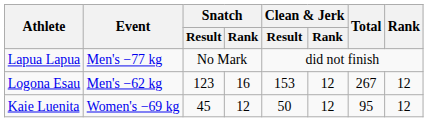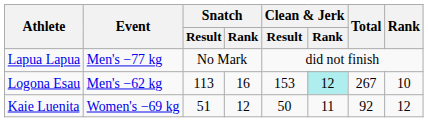(204, 83) 123 -> (204, 83) 113
(328, 83) no background -> (328, 83) paleturquoise background
(404, 83) 12 -> (404, 83) 10
(204, 106) 45 -> (204, 106) 51
(328, 106) 12 -> (328, 106) 11
(366, 106) 95 -> (366, 106) 92
